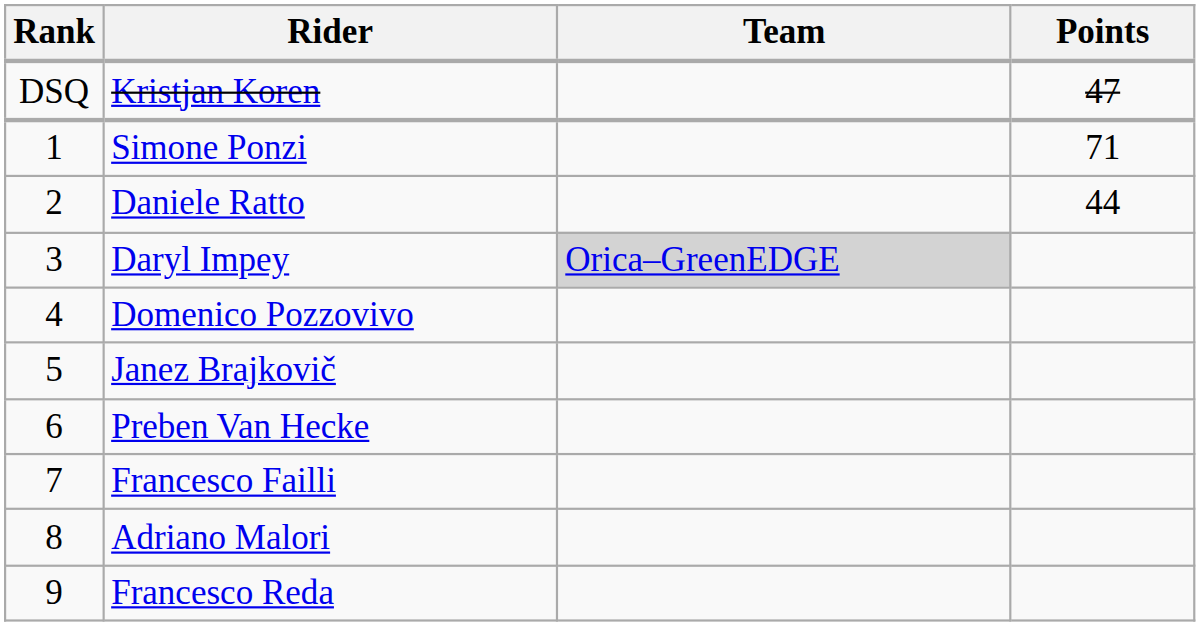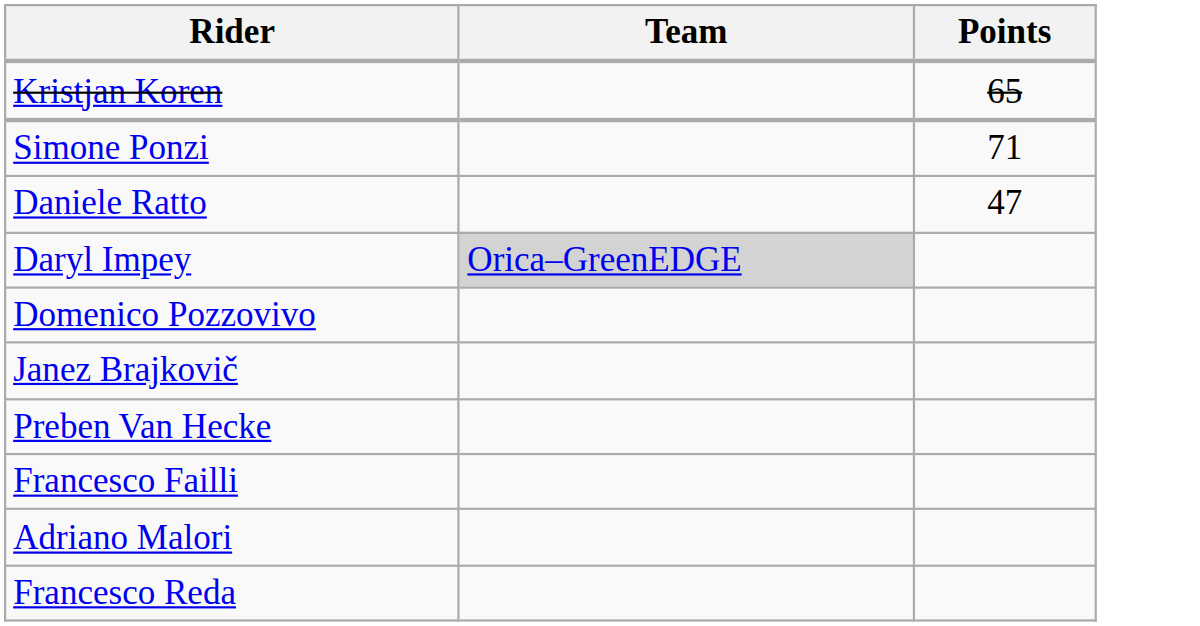- column: (54, 32)
(1103, 90) 47 -> (1005, 90) 65
(1103, 203) 44 -> (1005, 203) 47
